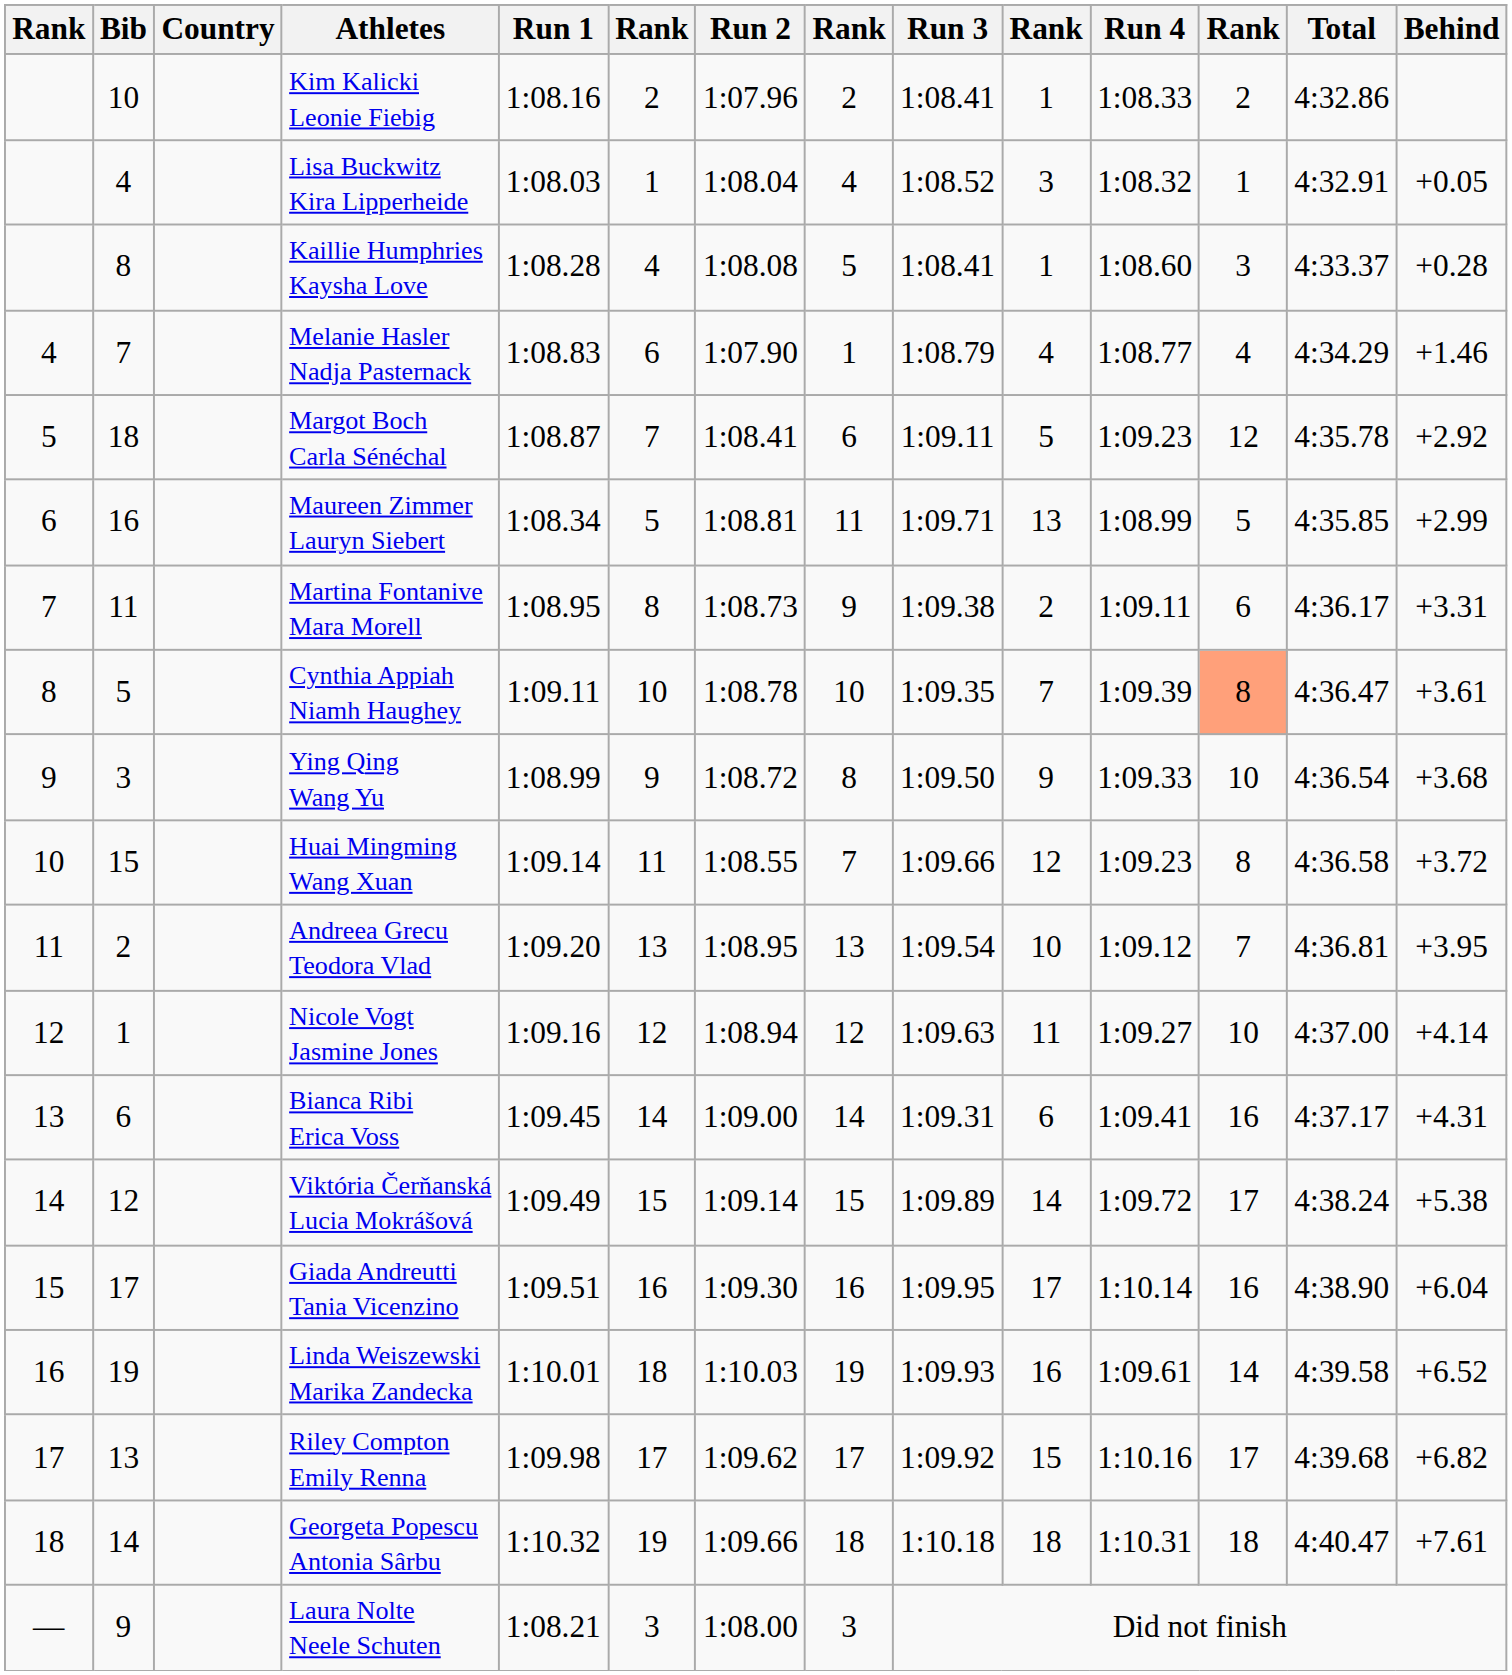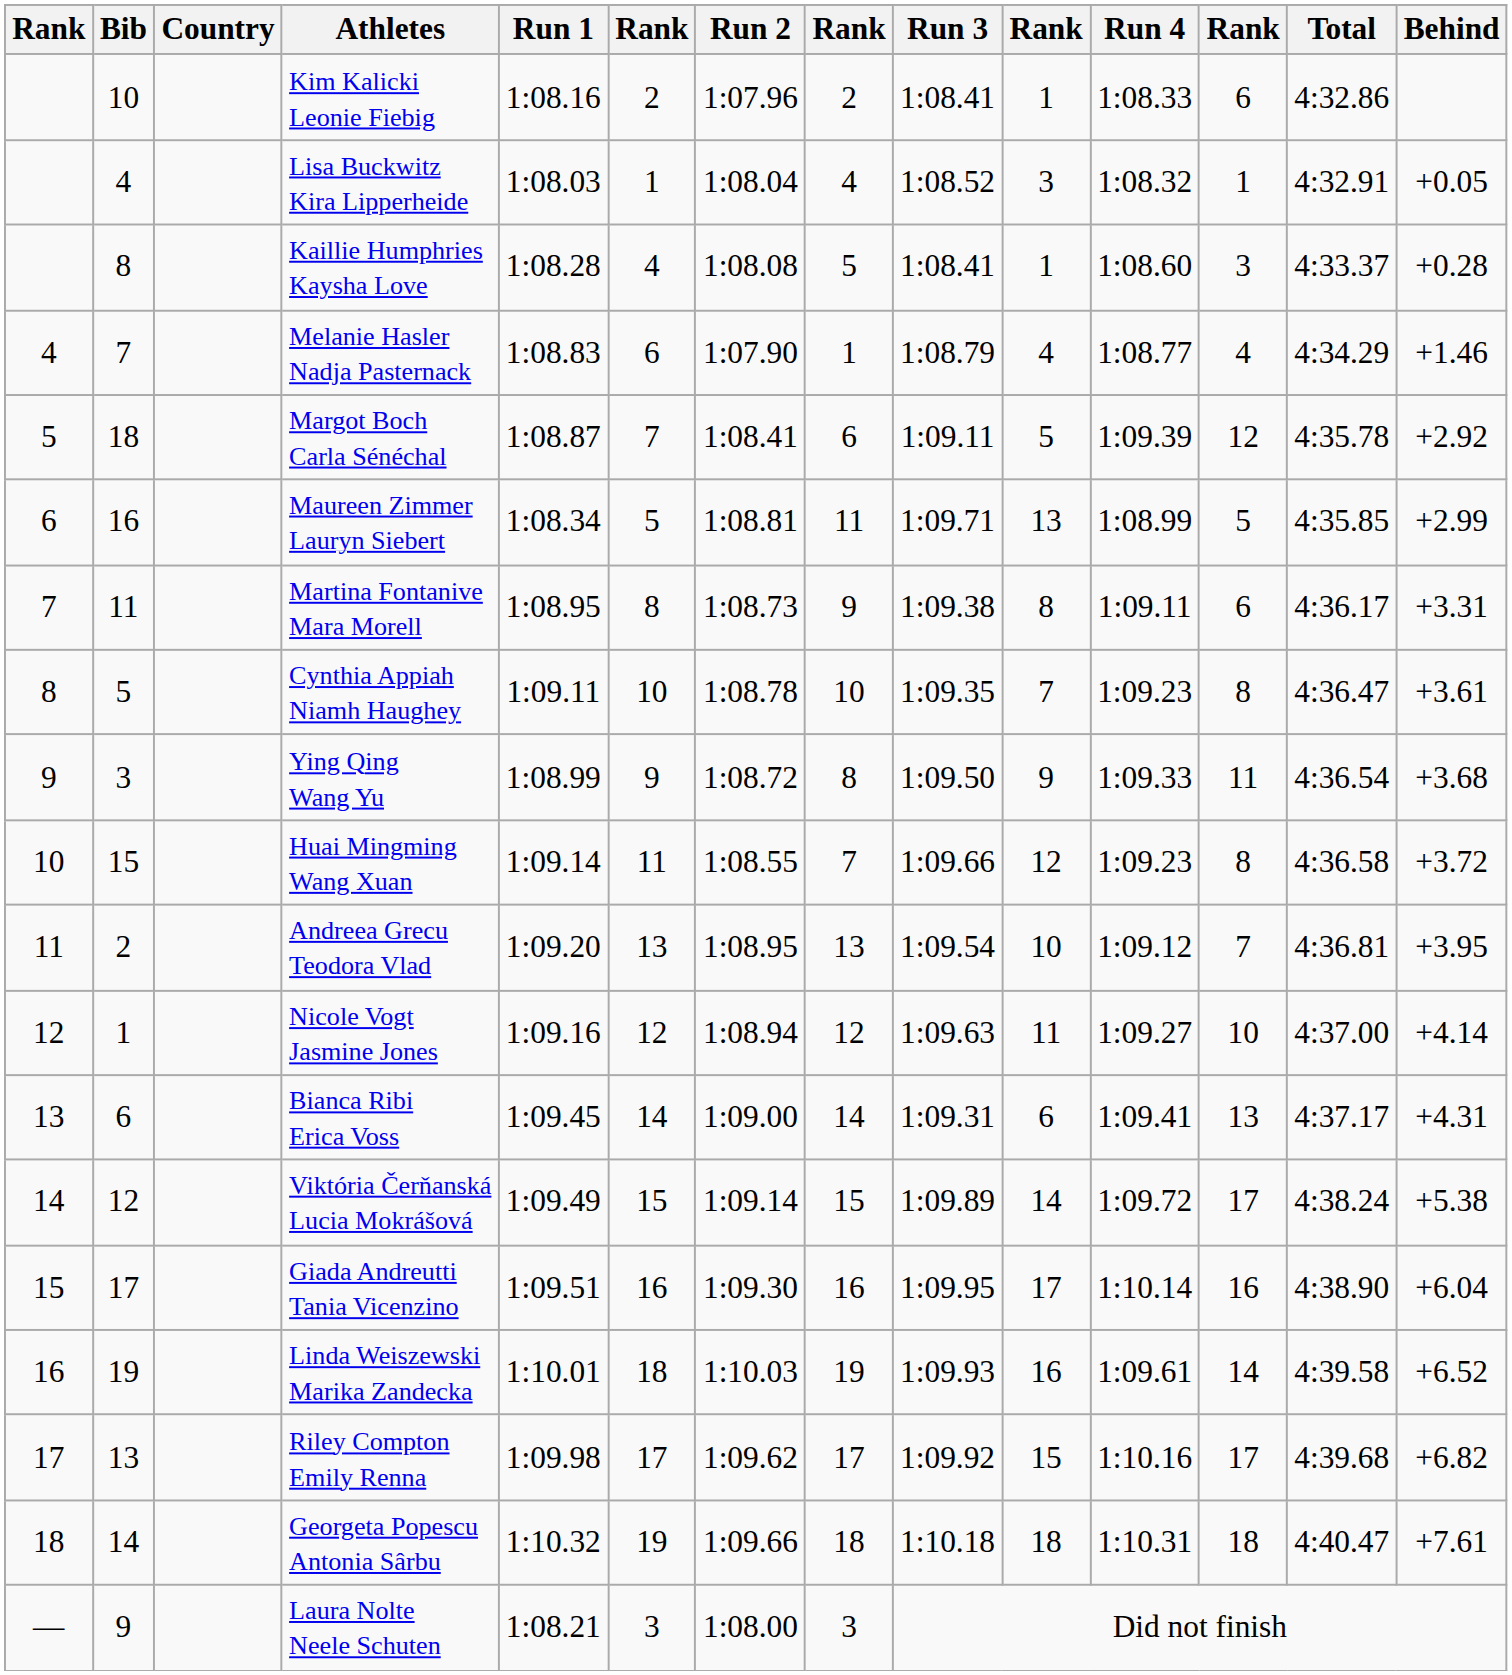(1243, 96) 2 -> (1243, 96) 6
(1145, 436) 1:09.23 -> (1145, 436) 1:09.39
(1046, 606) 2 -> (1046, 606) 8
(1145, 691) 1:09.39 -> (1145, 691) 1:09.23
(1243, 691) lightsalmon background -> (1243, 691) no background
(1243, 776) 10 -> (1243, 776) 11
(1243, 1116) 16 -> (1243, 1116) 13
